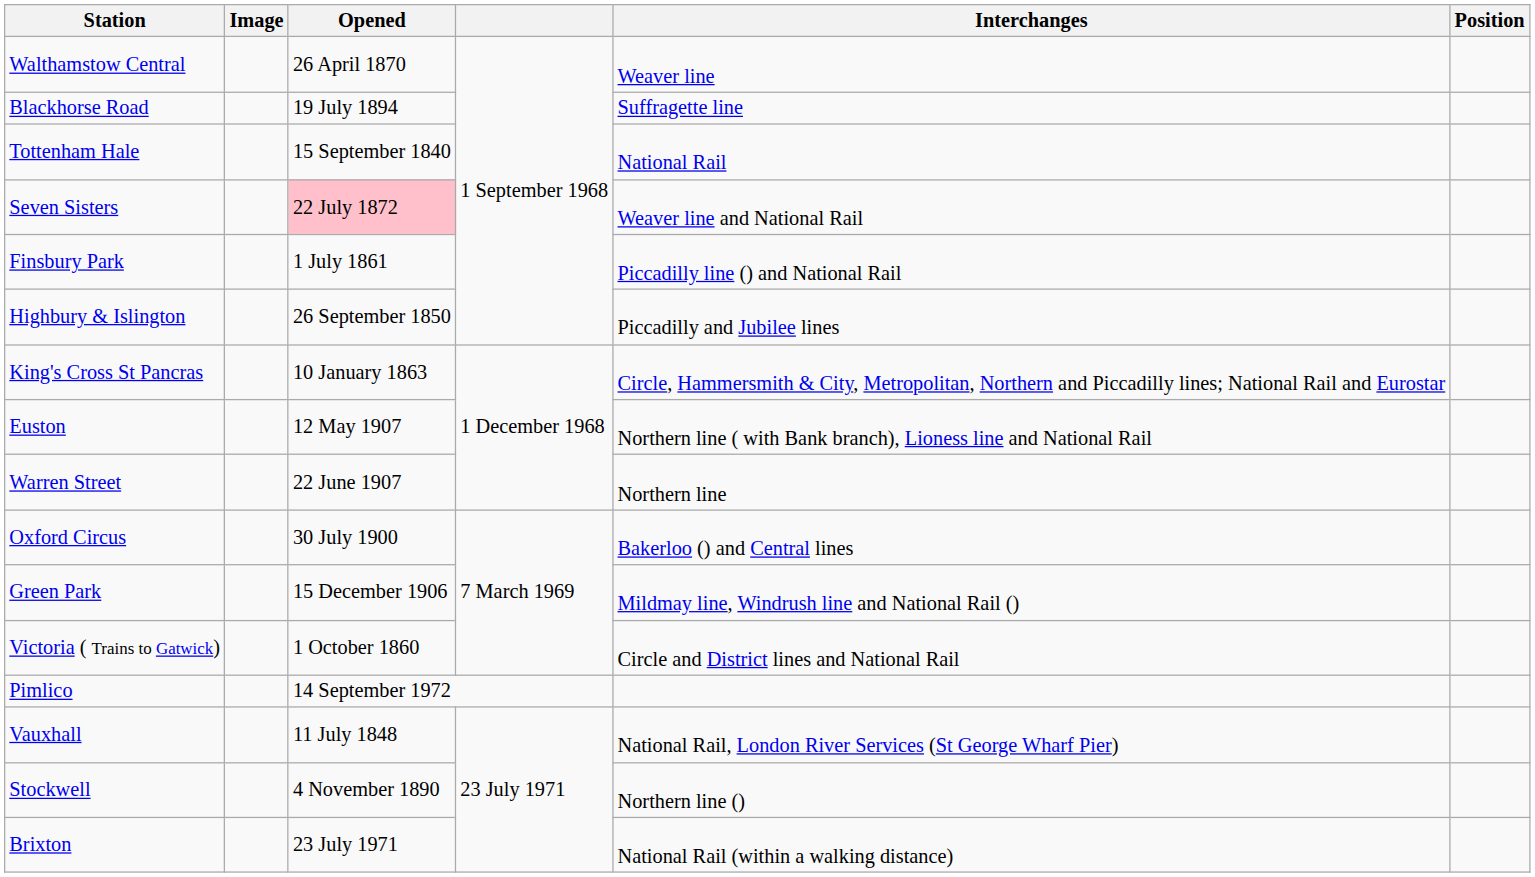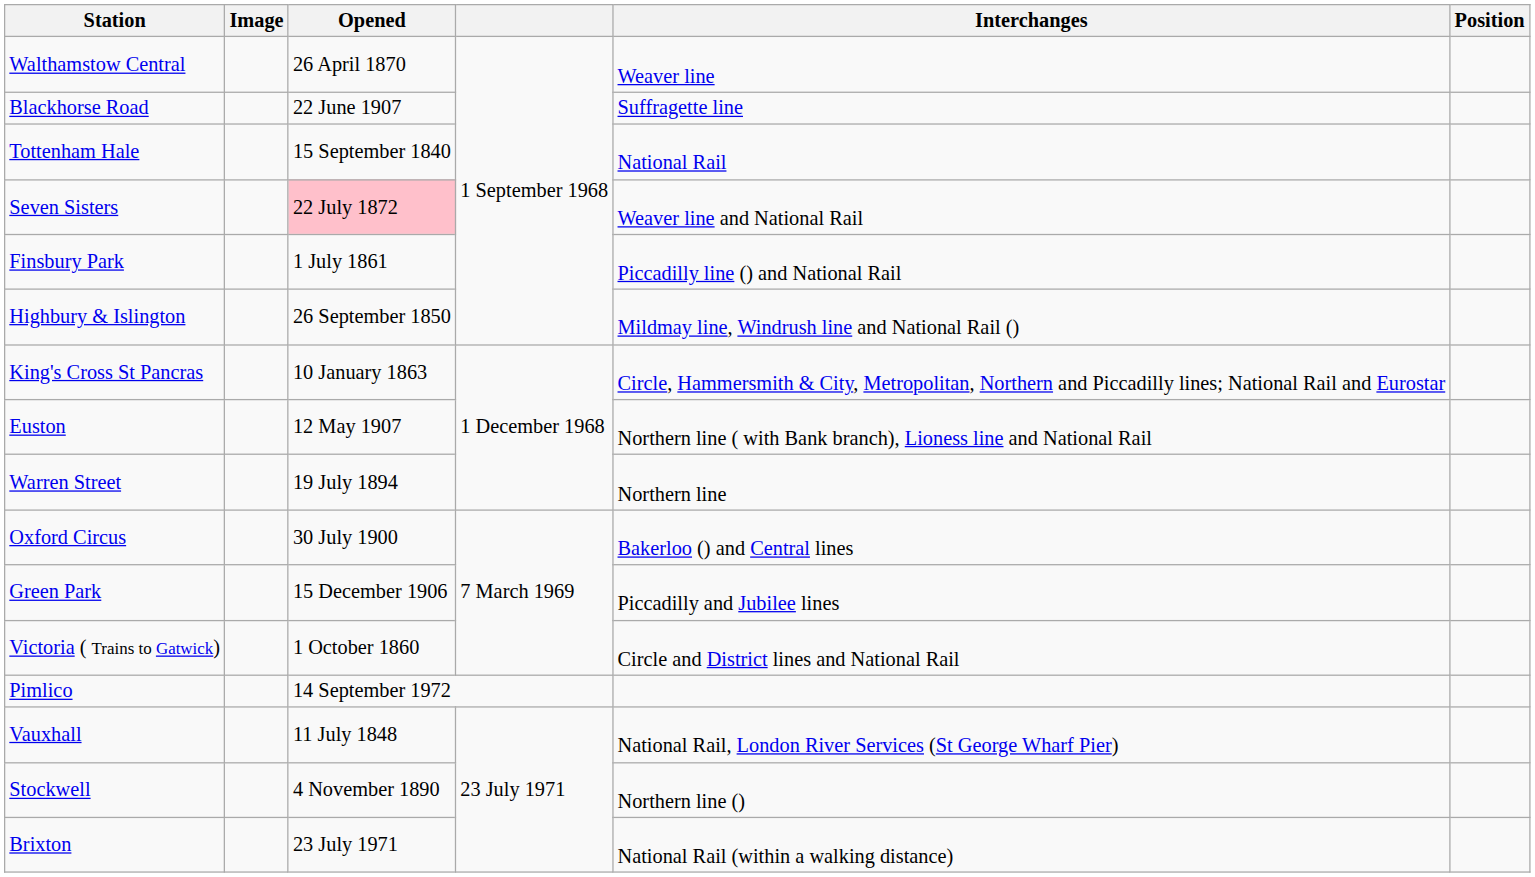(345, 107) 19 July 1894 -> (347, 107) 22 June 1907
(728, 328) Piccadilly and Jubilee lines -> (818, 328) Mildmay line, Windrush line and National Rail ()
(347, 482) 22 June 1907 -> (345, 482) 19 July 1894
(818, 603) Mildmay line, Windrush line and National Rail () -> (728, 603) Piccadilly and Jubilee lines
